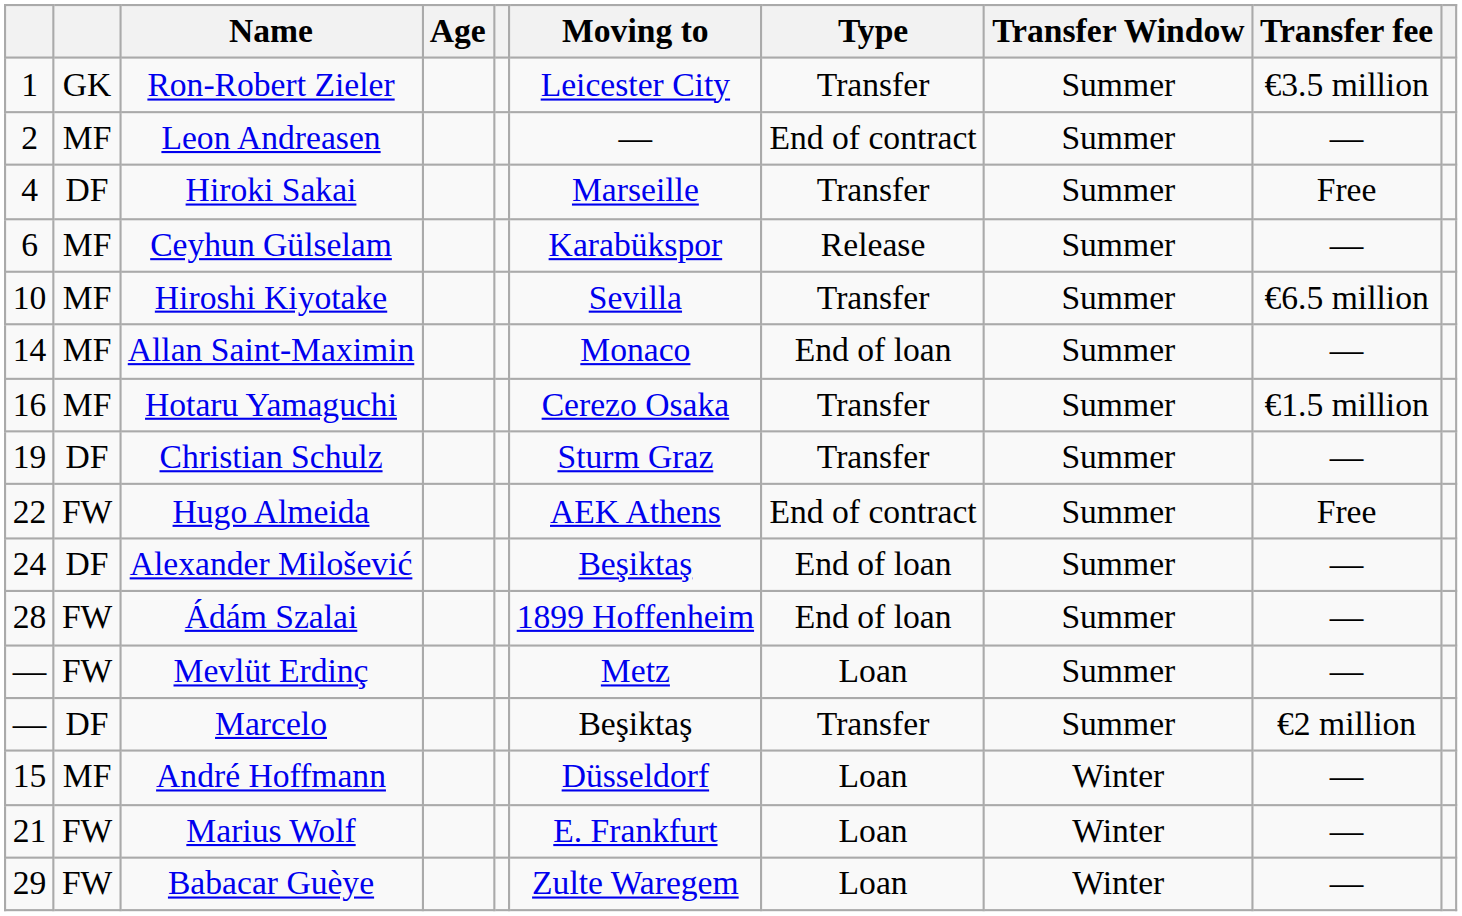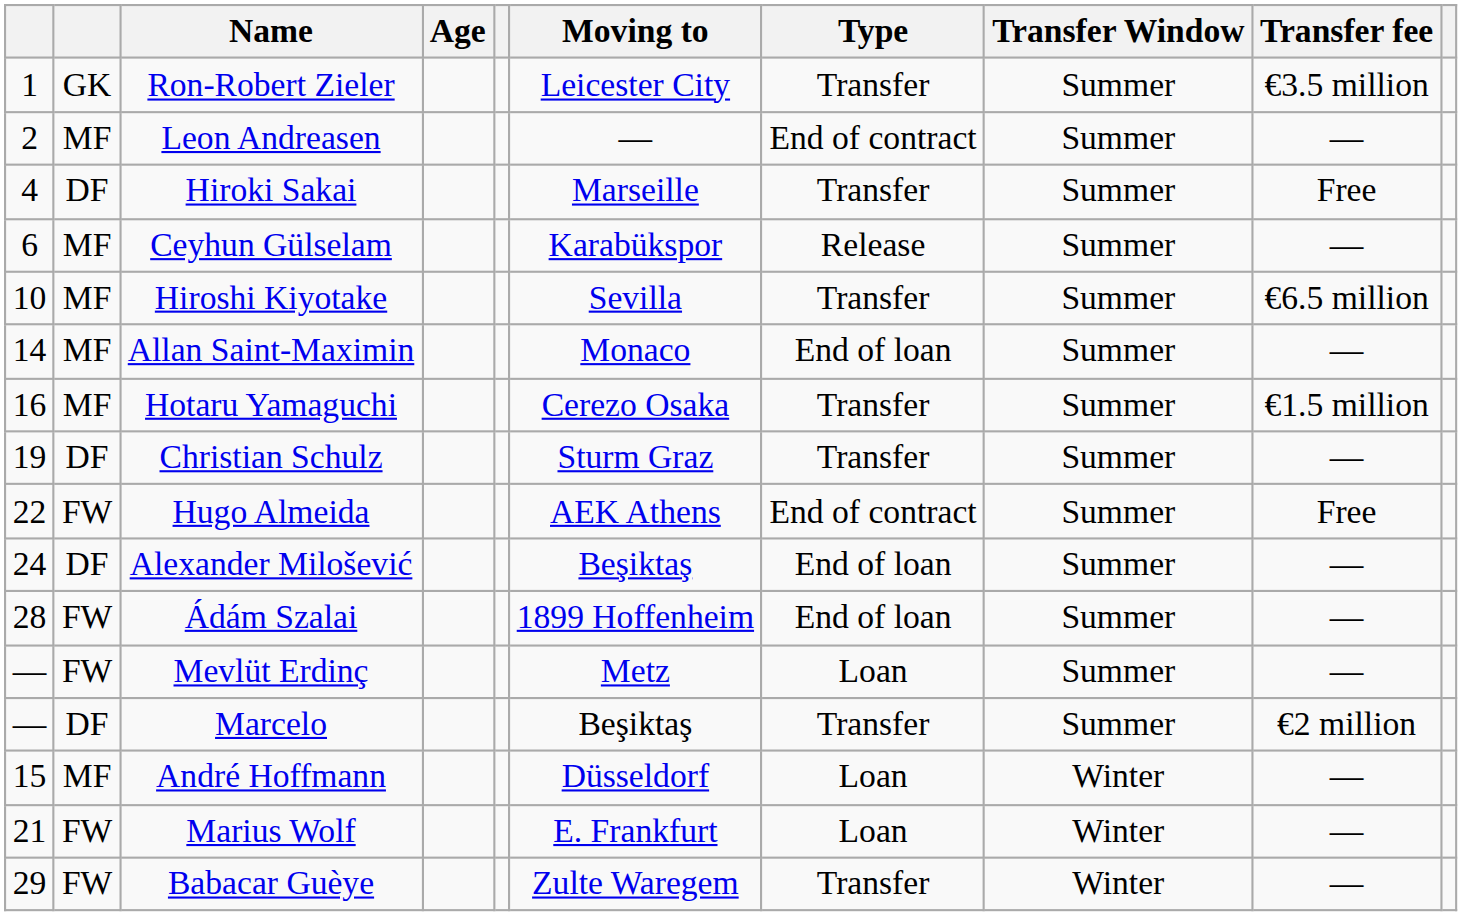(873, 883) Loan -> (873, 883) Transfer
